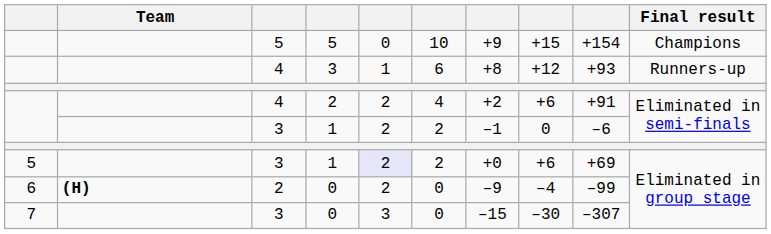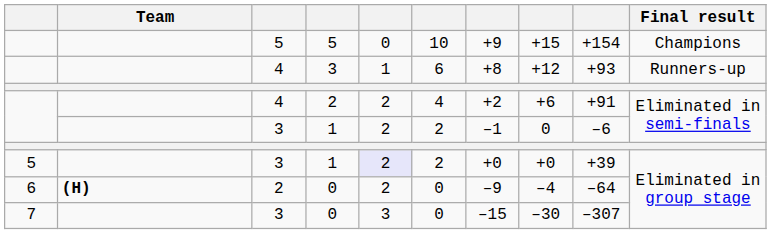(546, 163) +6 -> (546, 163) +0
(601, 163) +69 -> (601, 163) +39
(601, 189) –99 -> (601, 189) –64
